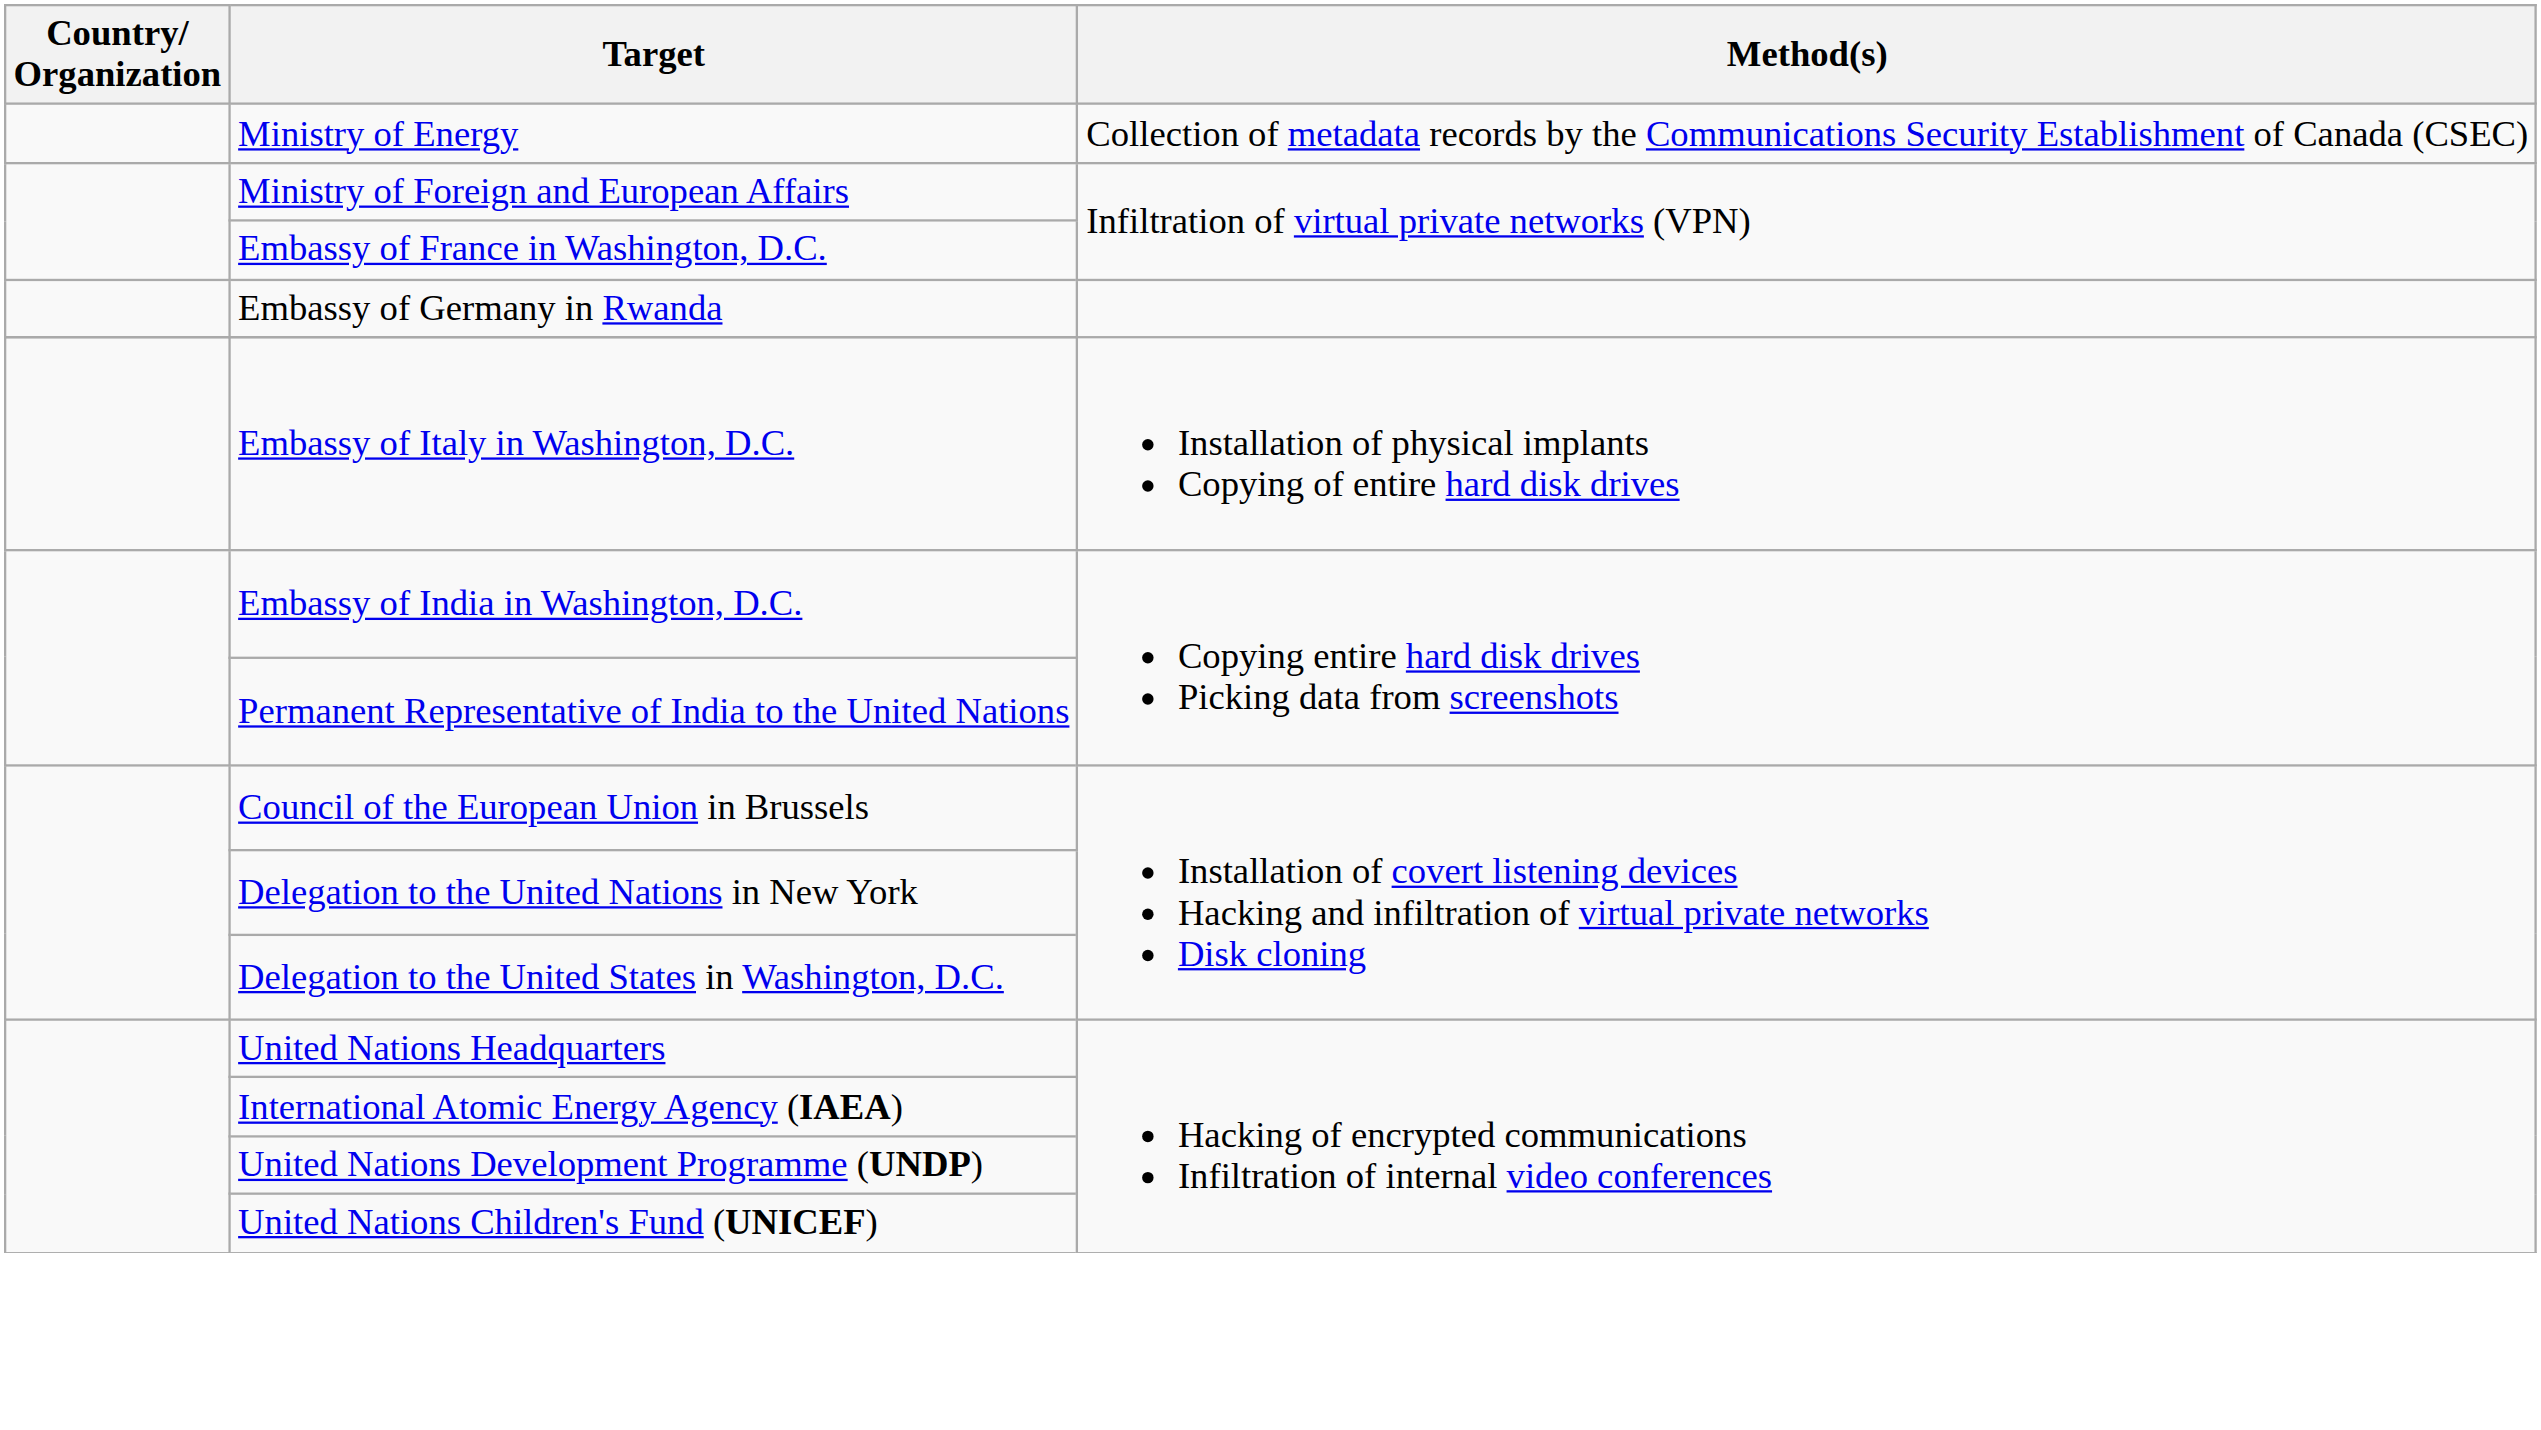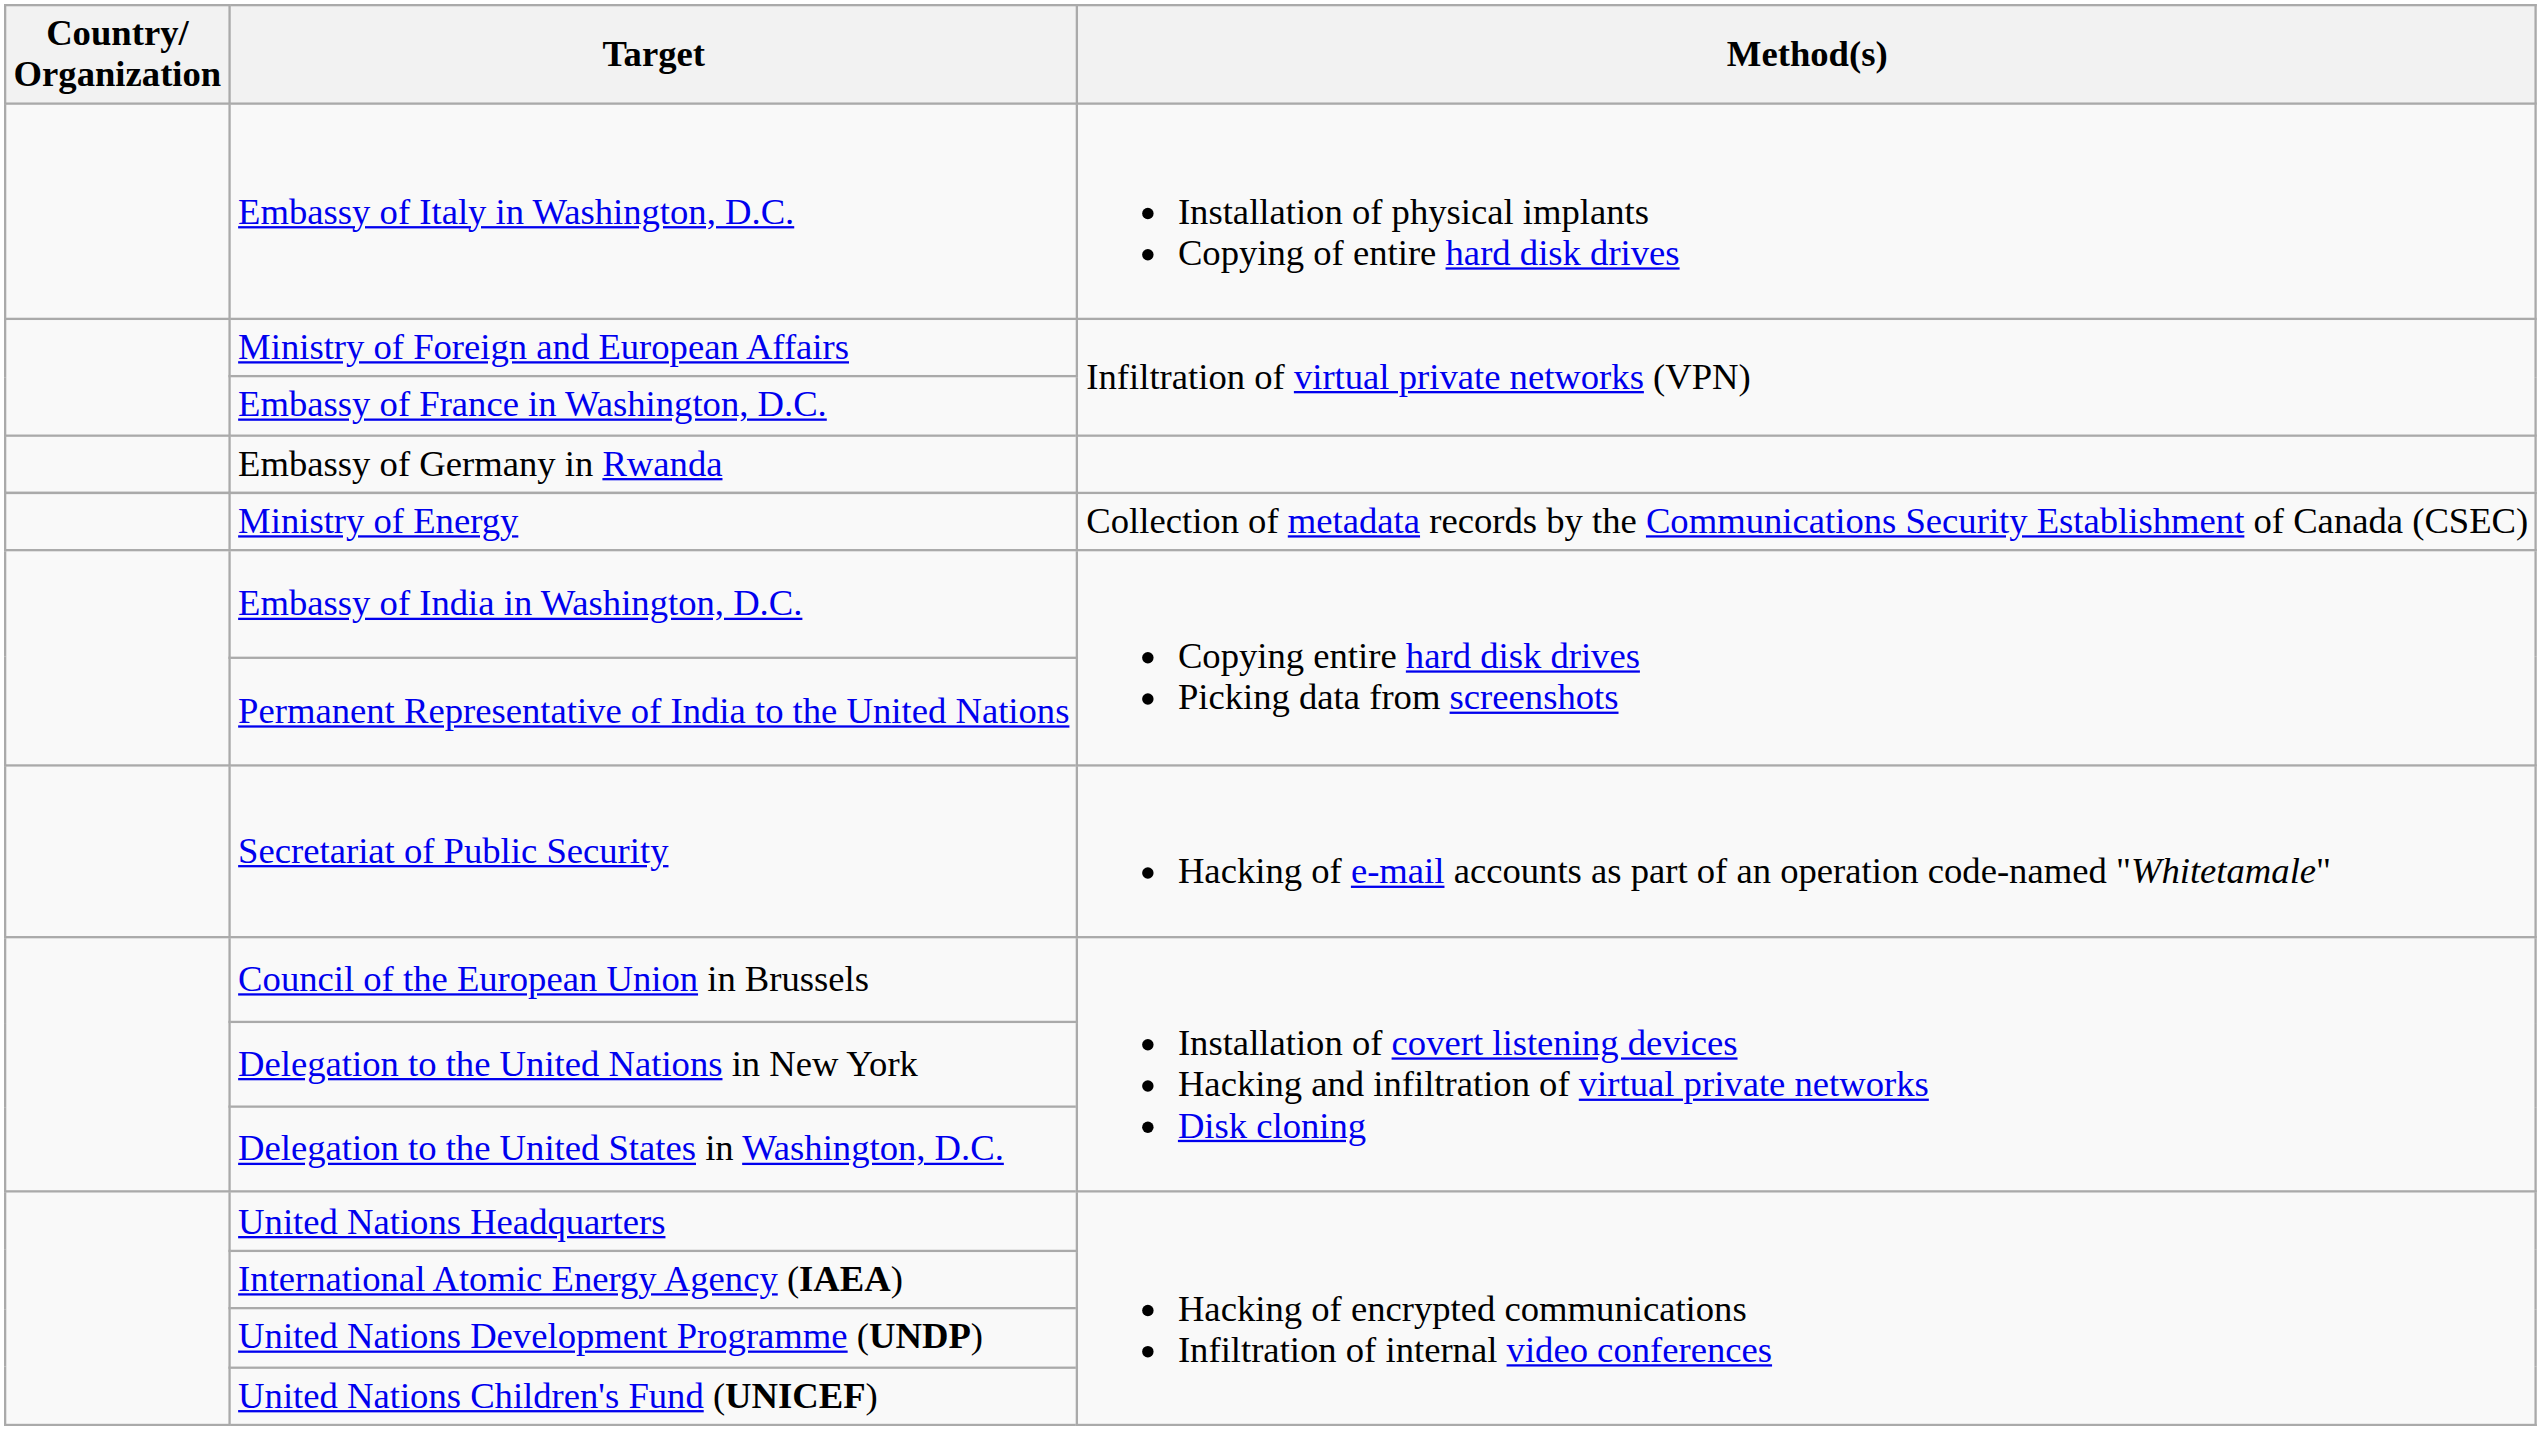rows swapped: (378, 132) <-> (516, 443)
+ row: (453, 850)
